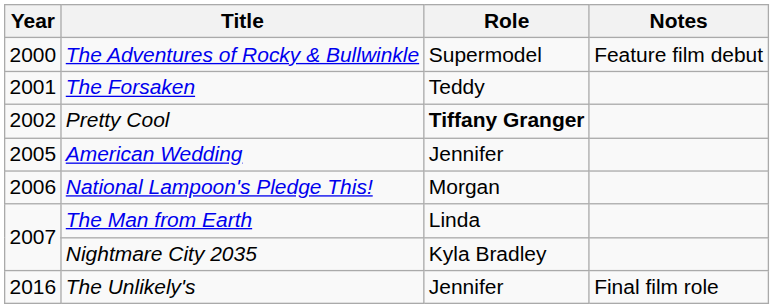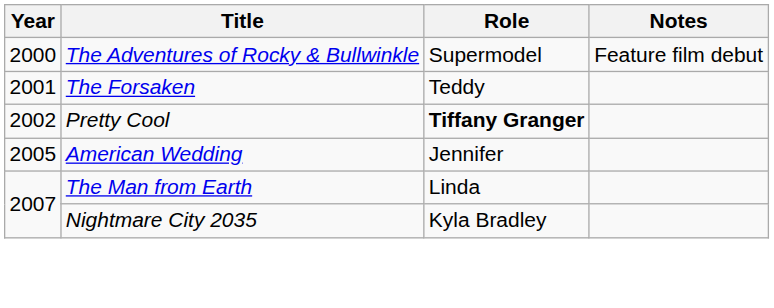- row: (219, 187)
- row: (131, 287)
